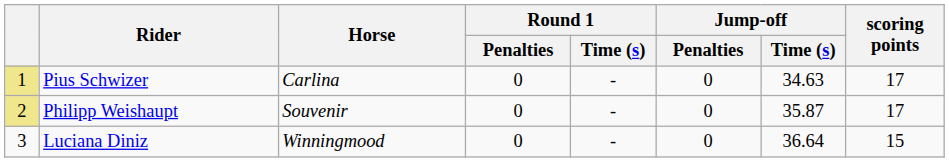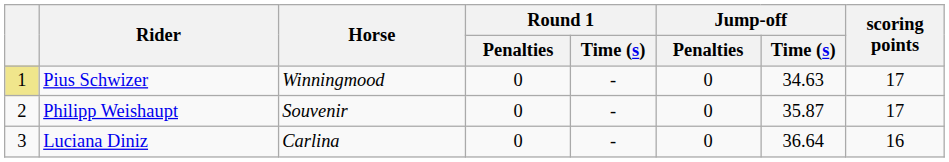(311, 80) Carlina -> (333, 80) Winningmood
(22, 111) khaki background -> (22, 111) no background
(333, 141) Winningmood -> (311, 141) Carlina
(895, 141) 15 -> (895, 141) 16
